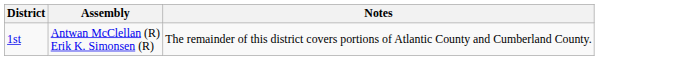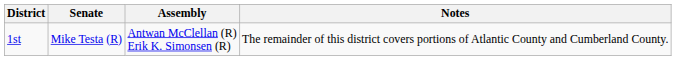+ column: (86, 13)
